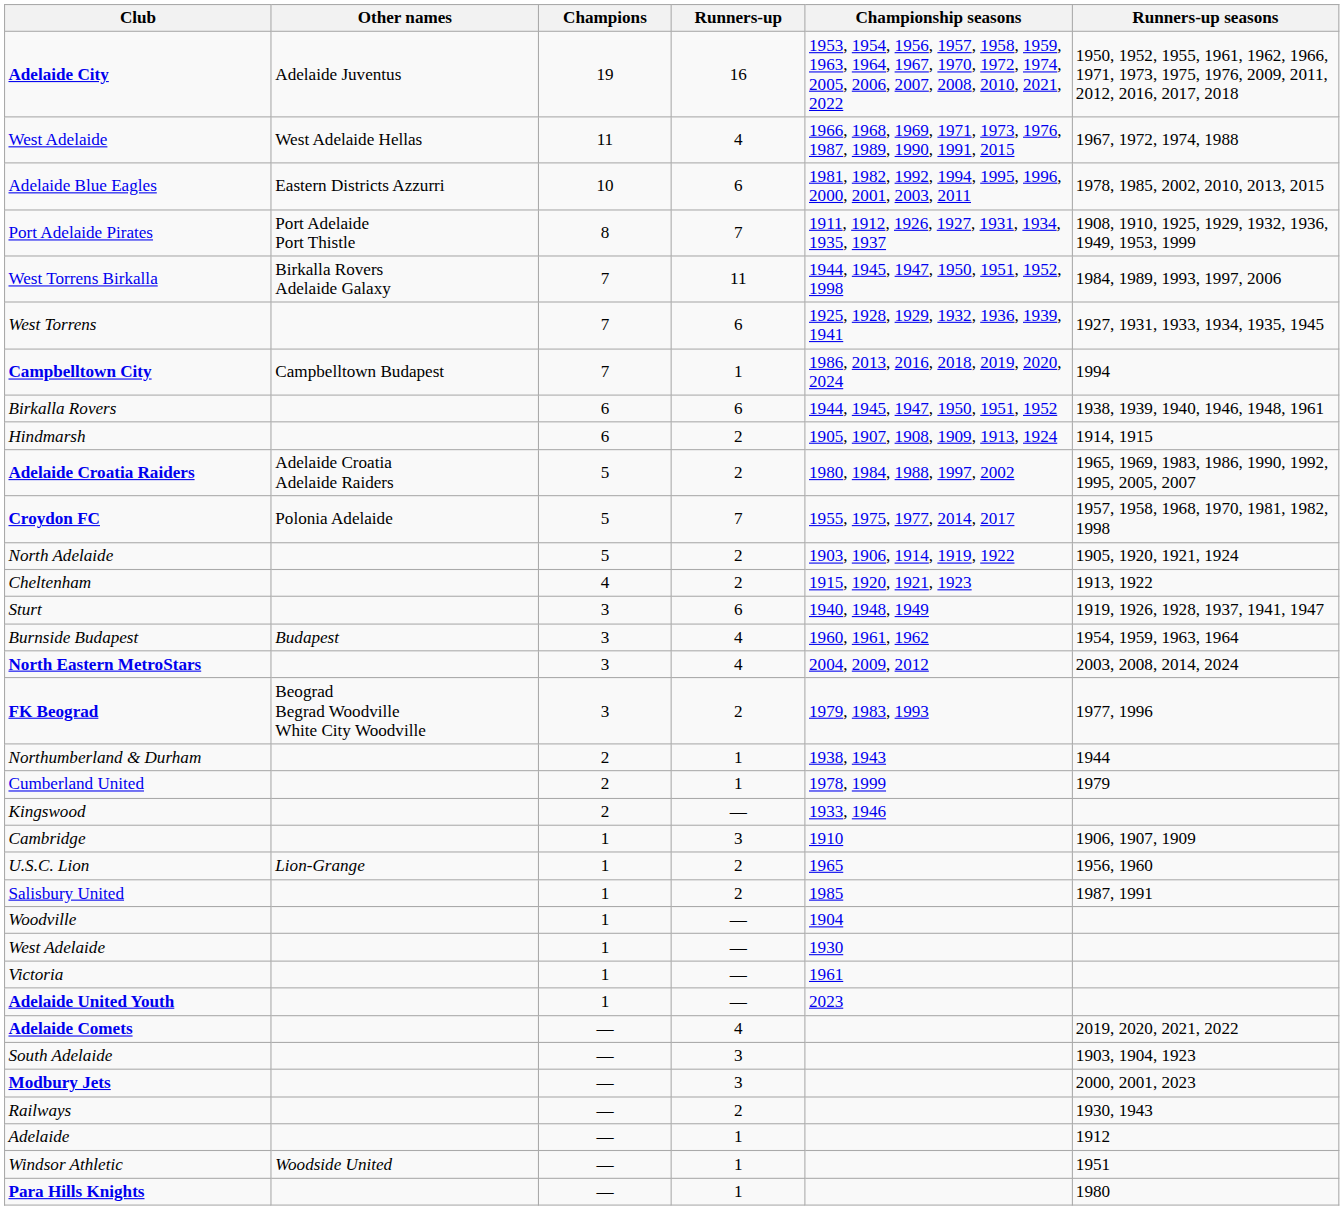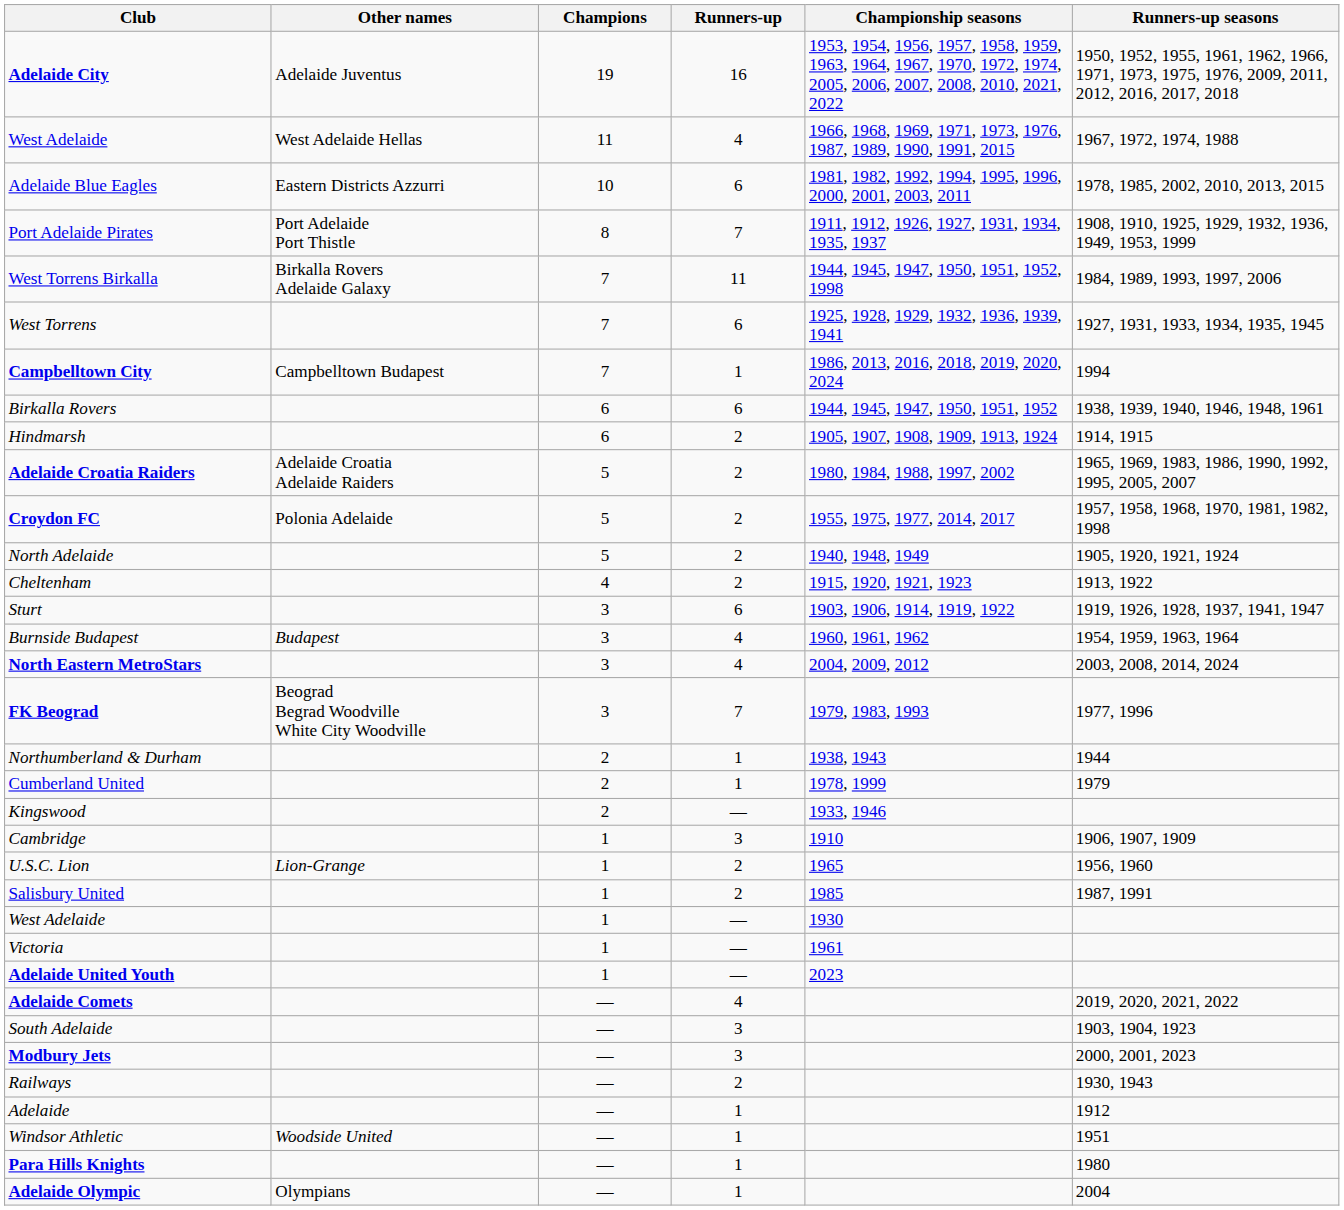(738, 518) 7 -> (738, 518) 2
(912, 555) 1903, 1906, 1914, 1919, 1922 -> (869, 555) 1940, 1948, 1949
(869, 610) 1940, 1948, 1949 -> (912, 610) 1903, 1906, 1914, 1919, 1922
(738, 710) 2 -> (738, 710) 7
- row: (42, 920)
+ row: (74, 1191)
